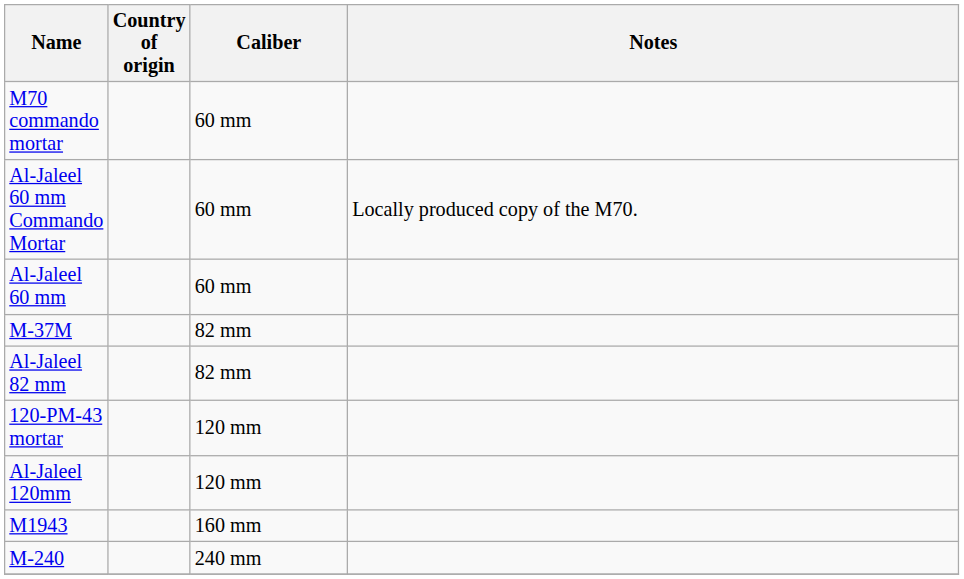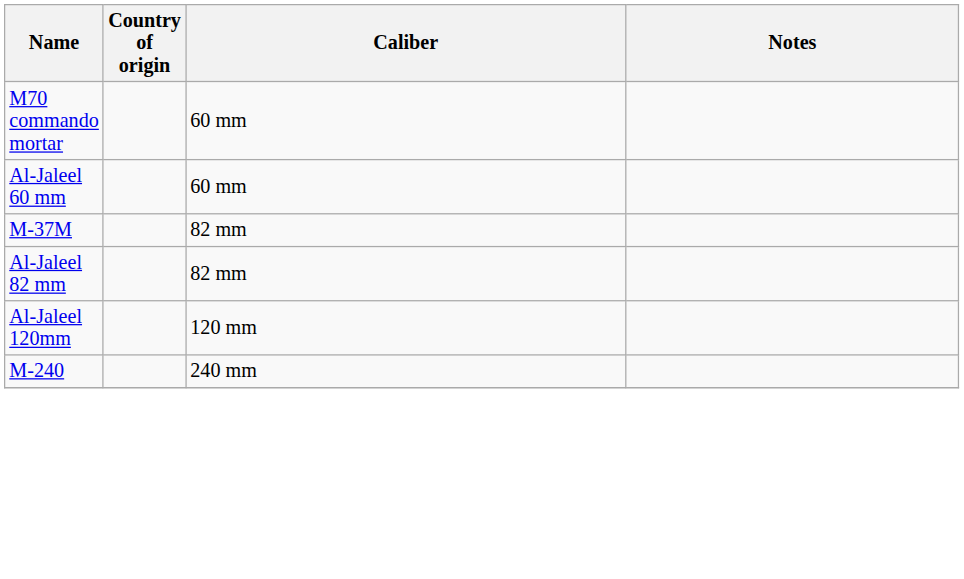- row: (56, 209)
- row: (56, 427)
- row: (38, 525)
